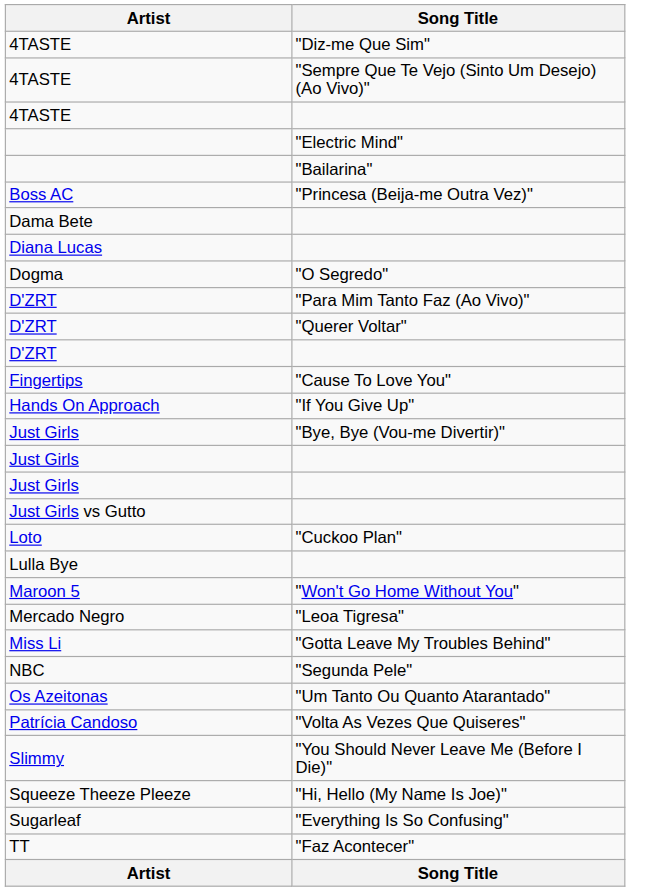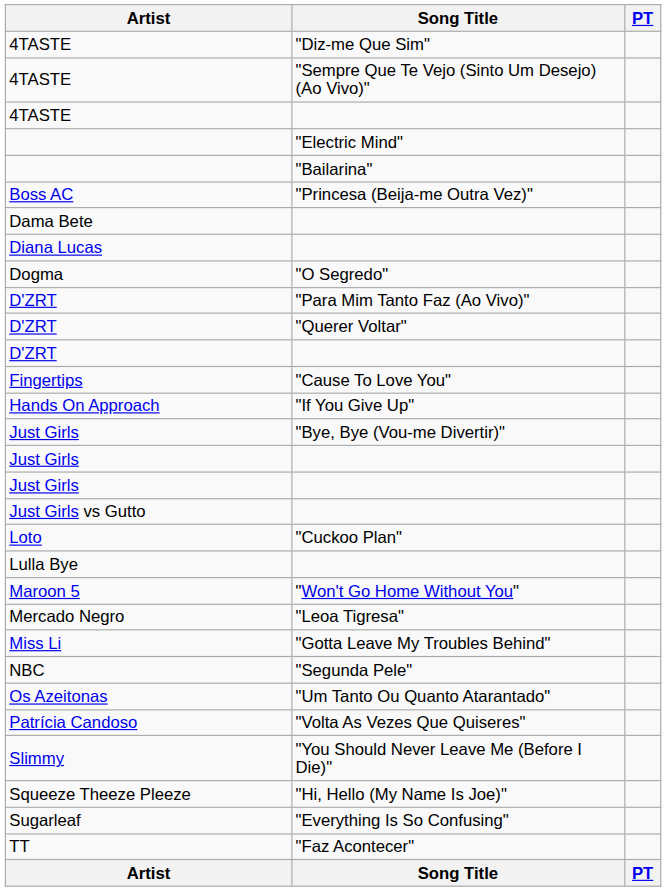+ column: (643, 18)
